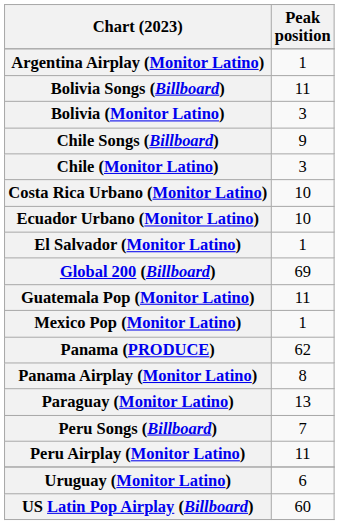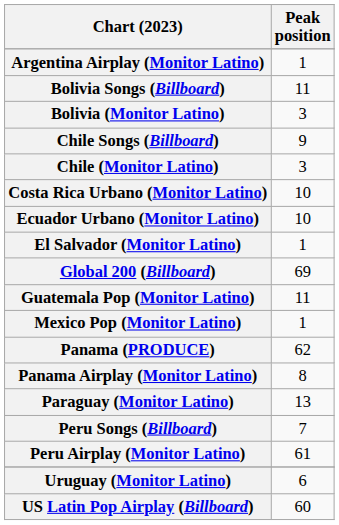(303, 454) 11 -> (303, 454) 61
